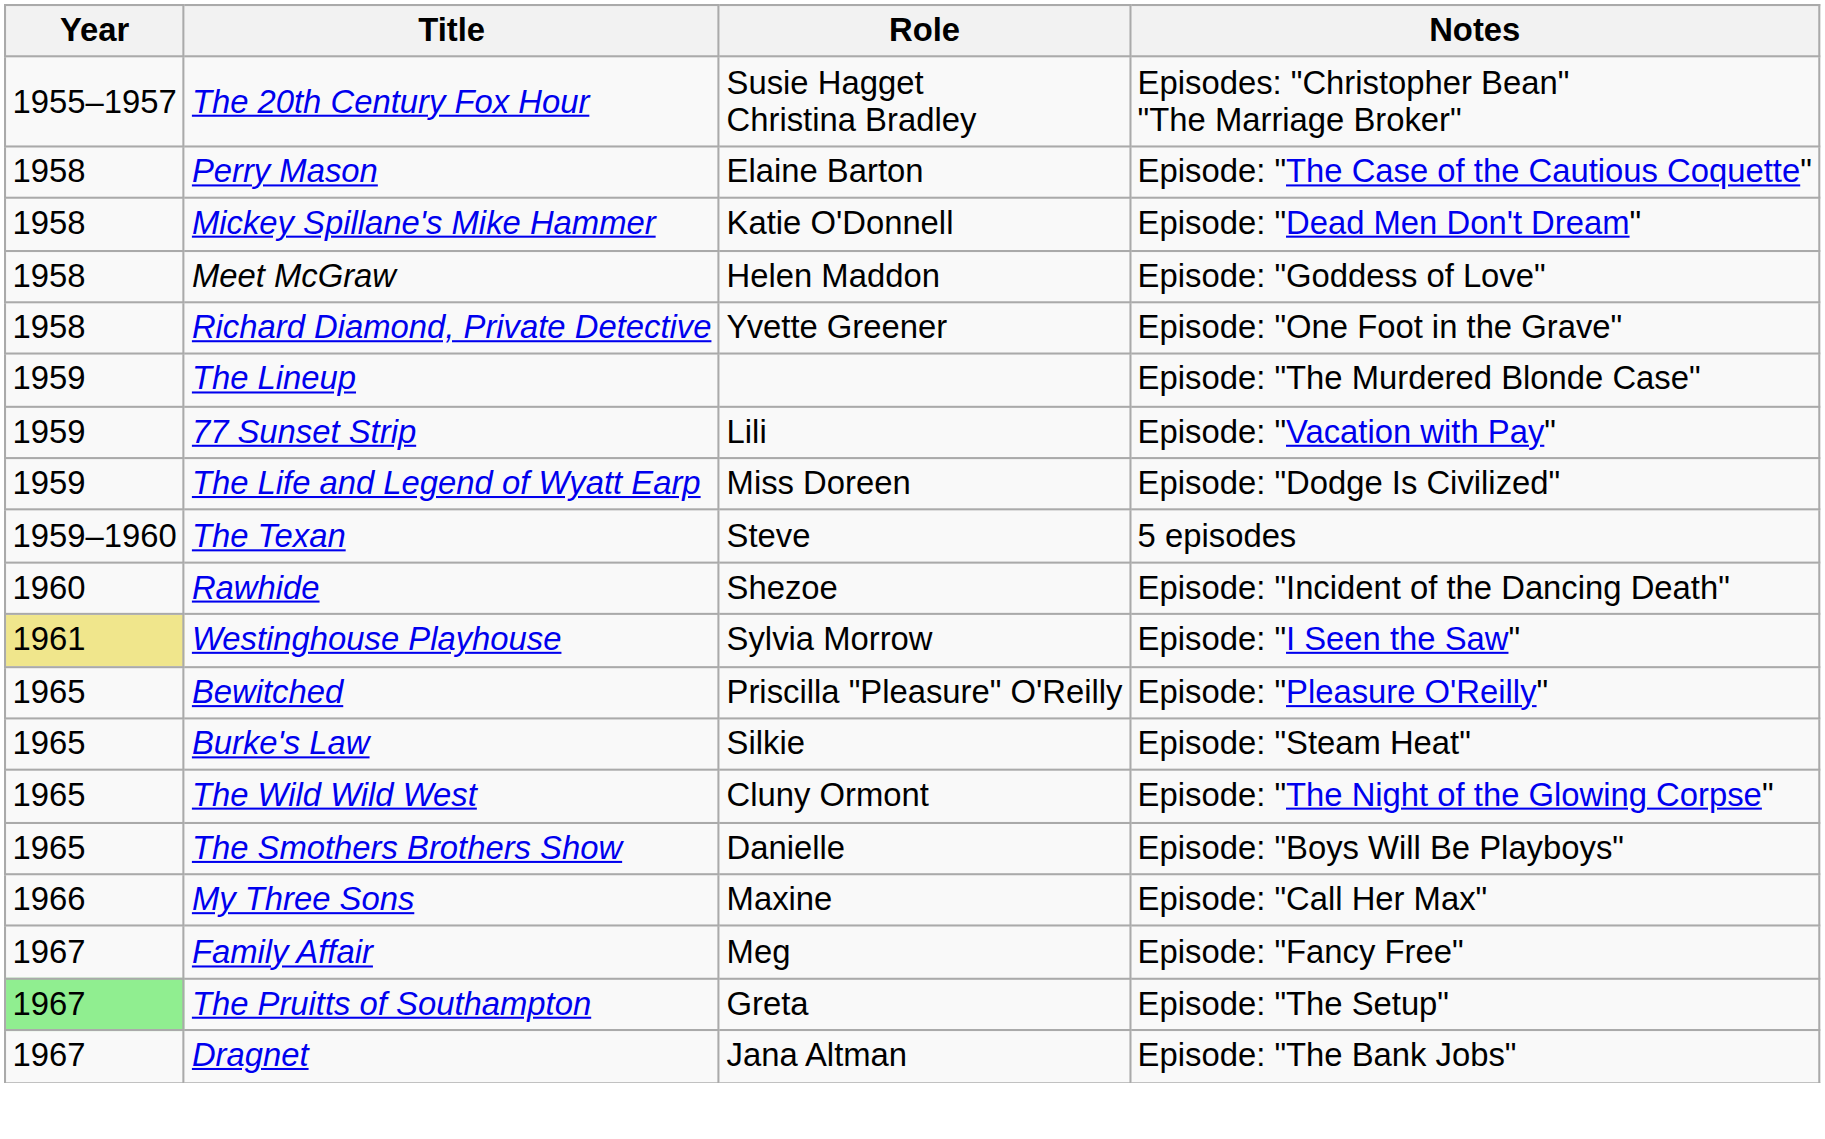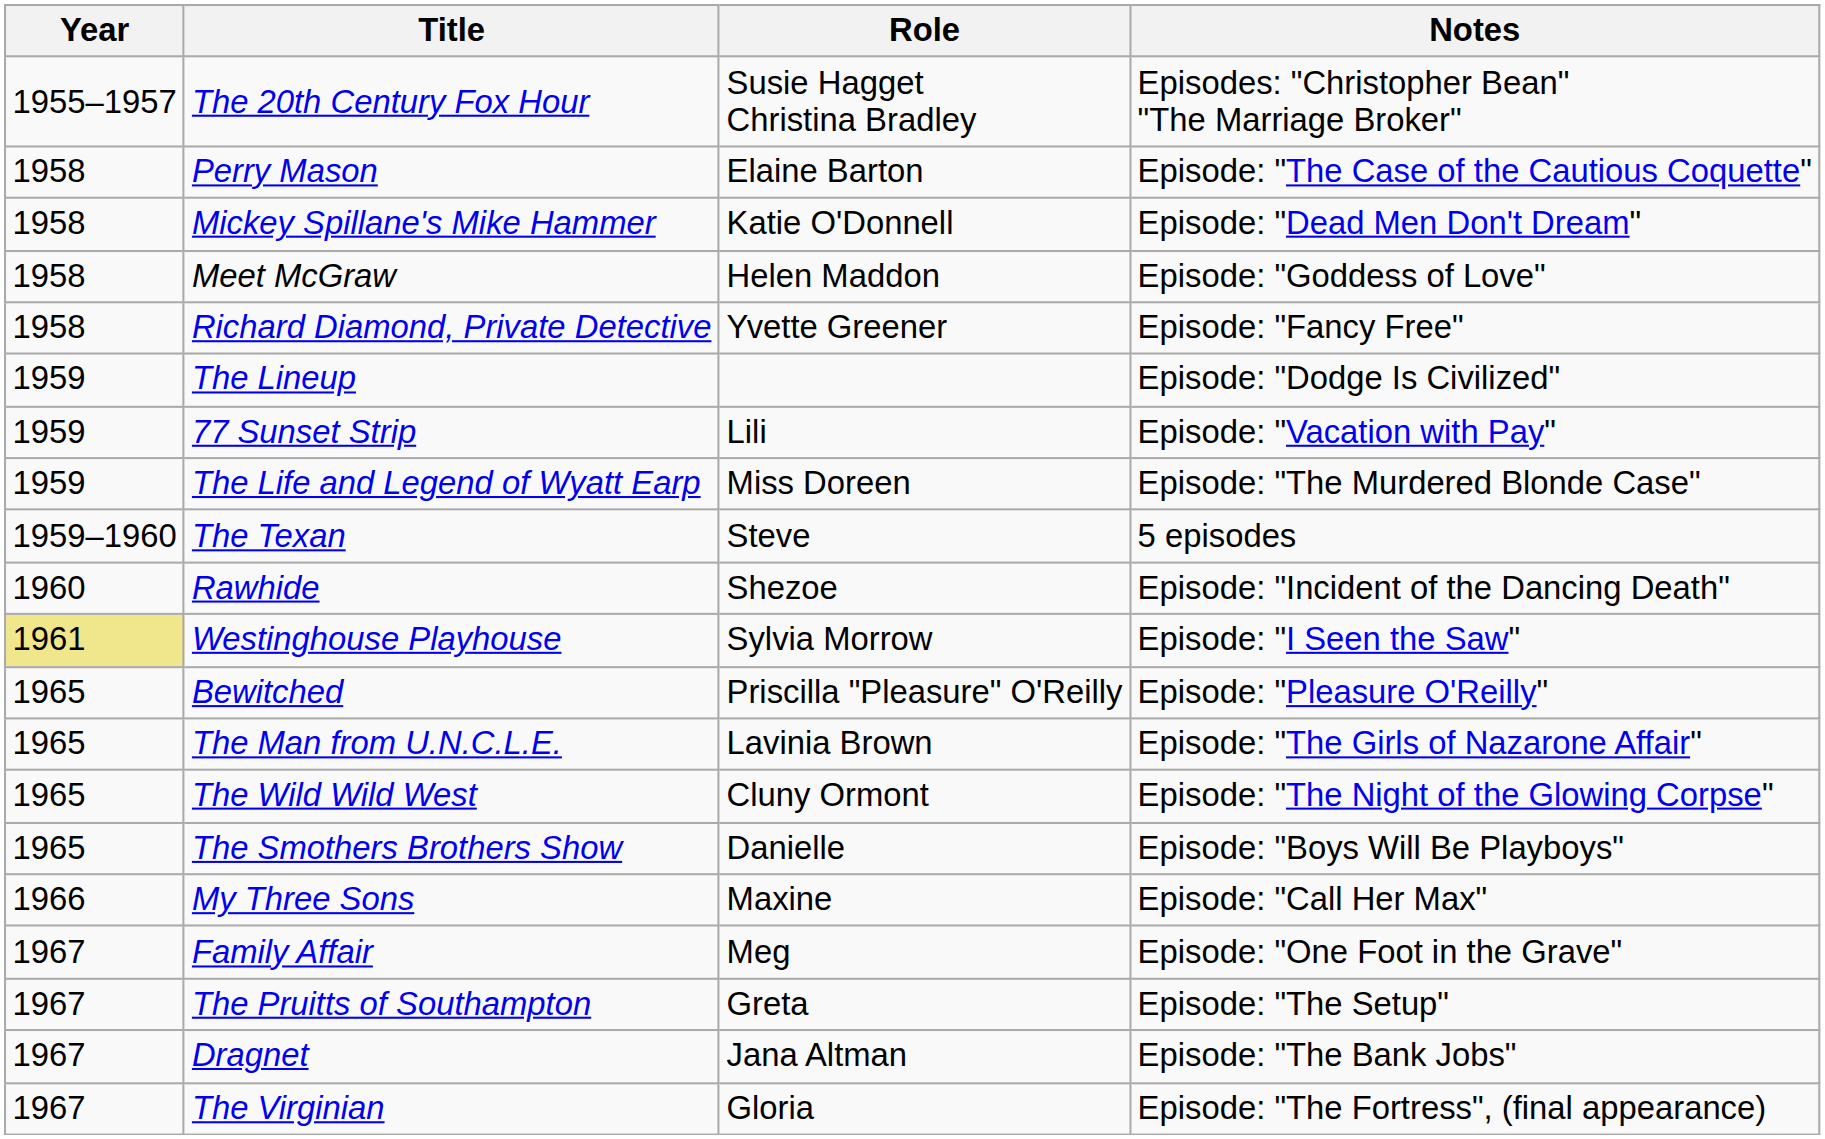(1380, 327) Episode: "One Foot in the Grave" -> (1301, 327) Episode: "Fancy Free"
(1419, 379) Episode: "The Murdered Blonde Case" -> (1349, 379) Episode: "Dodge Is Civilized"
(1349, 483) Episode: "Dodge Is Civilized" -> (1419, 483) Episode: "The Murdered Blonde Case"
+ row: (377, 743)
- row: (281, 743)
(1301, 951) Episode: "Fancy Free" -> (1380, 951) Episode: "One Foot in the Grave"
(49, 1003) lightgreen background -> (49, 1003) no background
+ row: (288, 1107)
